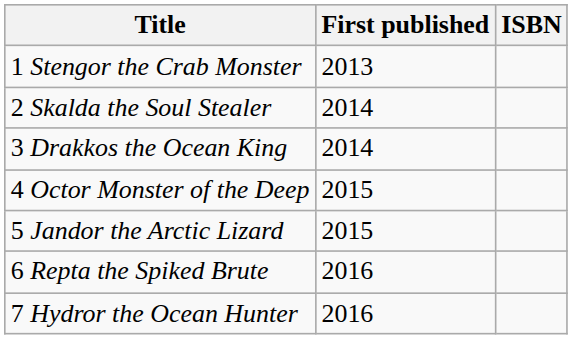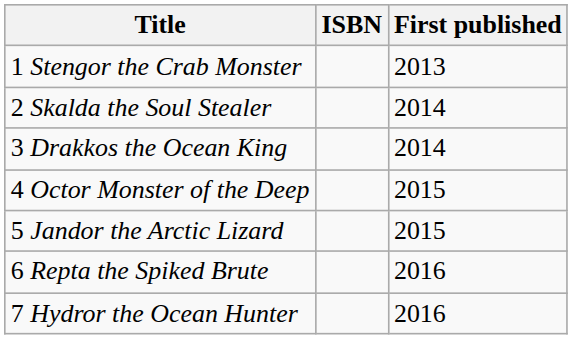columns swapped: (405, 25) <-> (531, 25)
